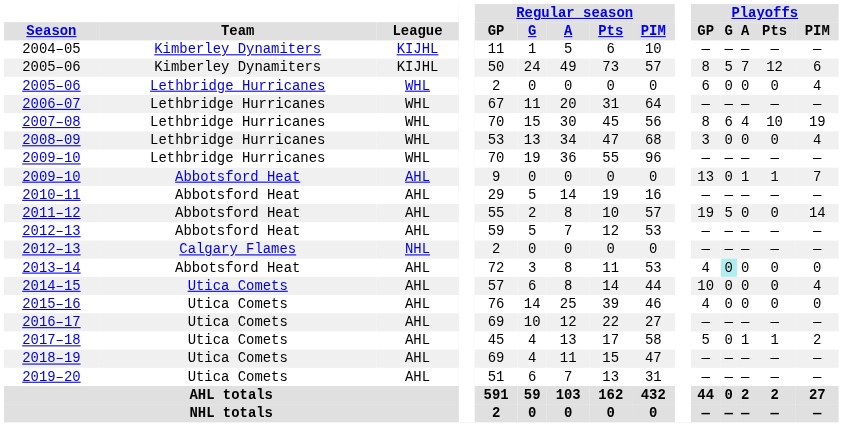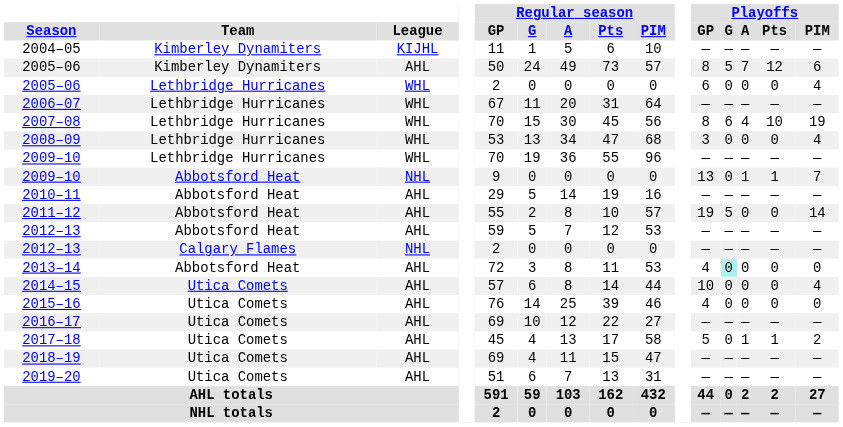(418, 68) KIJHL -> (418, 68) AHL
(418, 177) AHL -> (418, 177) NHL
